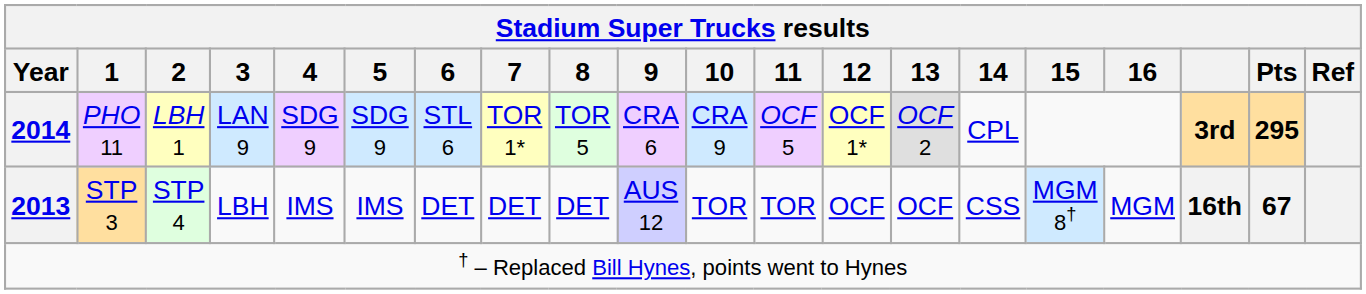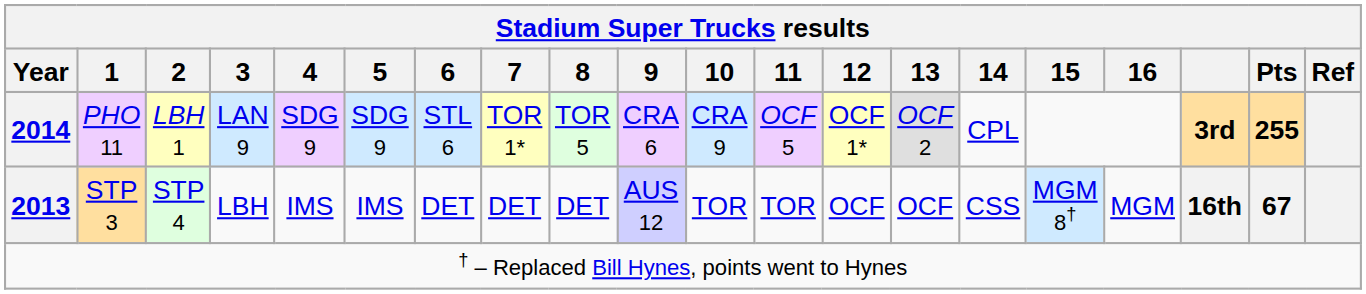(1277, 130) 295 -> (1277, 130) 255
